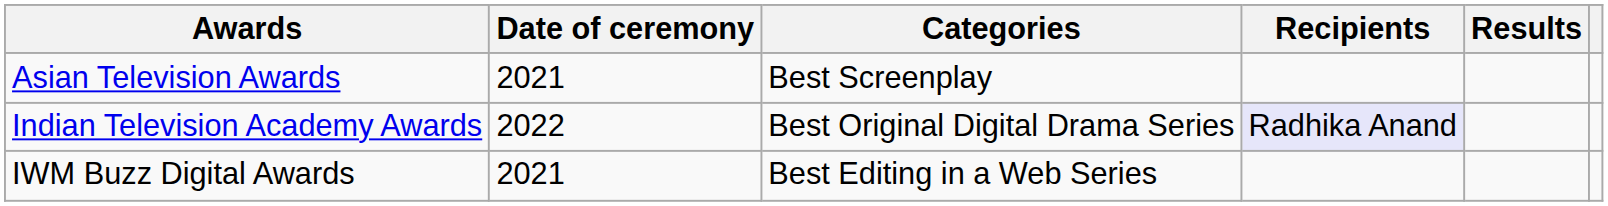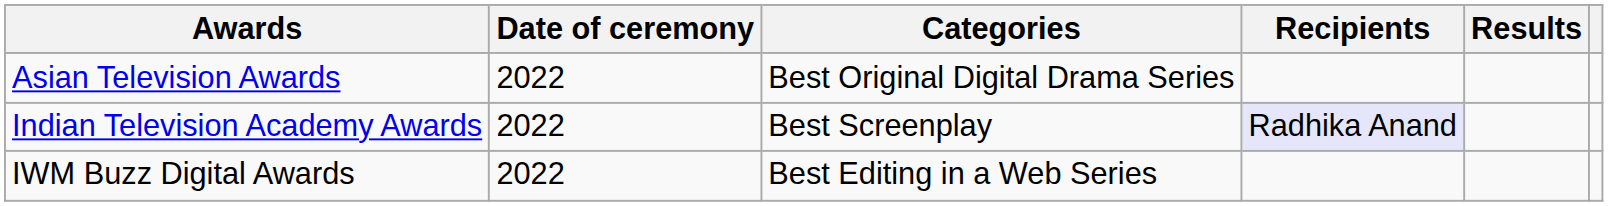(531, 77) 2021 -> (531, 77) 2022
(880, 77) Best Screenplay -> (1001, 77) Best Original Digital Drama Series
(1001, 126) Best Original Digital Drama Series -> (880, 126) Best Screenplay
(531, 175) 2021 -> (531, 175) 2022
